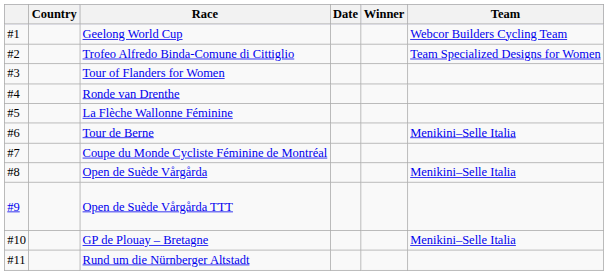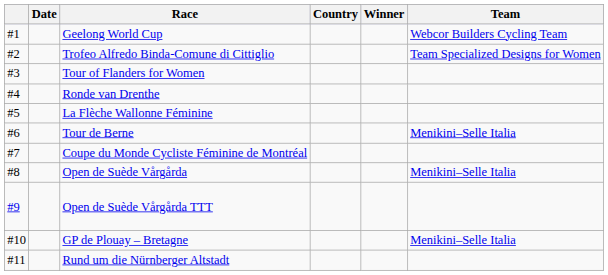columns swapped: (345, 14) <-> (54, 14)
